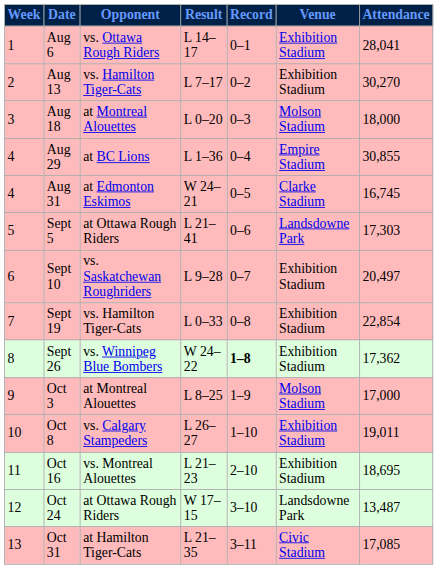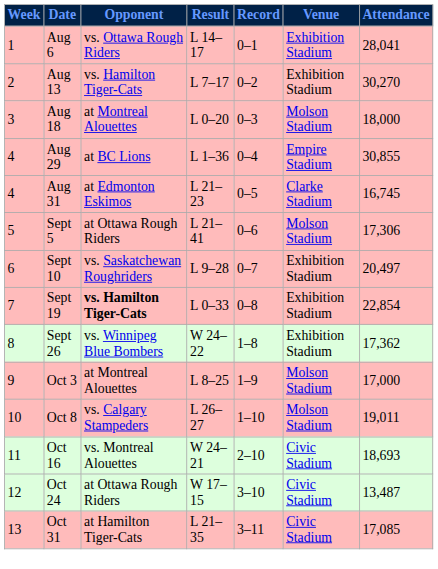(202, 194) W 24–21 -> (206, 194) L 21–23
(314, 231) Landsdowne Park -> (309, 231) Molson Stadium
(381, 231) 17,303 -> (381, 231) 17,306
(119, 321) normal -> (122, 306) bold
(240, 358) bold -> (247, 343) normal
(308, 433) Exhibition Stadium -> (309, 417) Molson Stadium
(200, 470) L 21–23 -> (208, 455) W 24–21
(308, 470) Exhibition Stadium -> (309, 455) Civic Stadium
(381, 470) 18,695 -> (381, 455) 18,693
(314, 508) Landsdowne Park -> (309, 492) Civic Stadium
